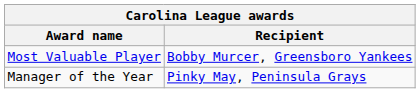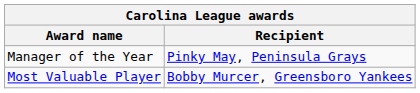rows swapped: (84, 56) <-> (80, 77)
